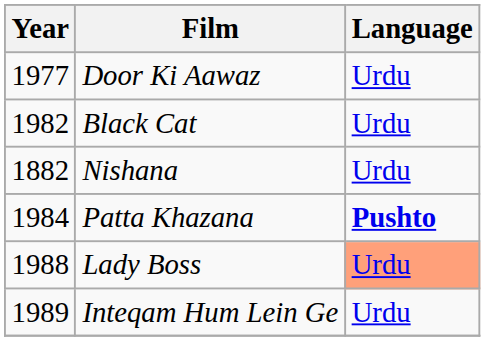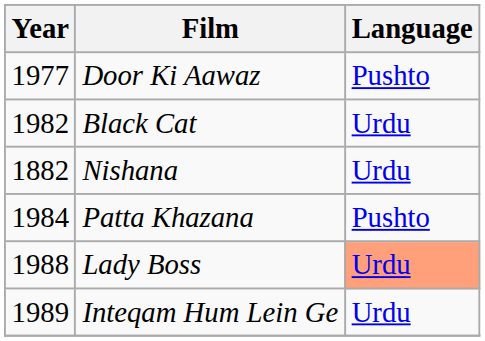(381, 75) Urdu -> (391, 75) Pushto
(394, 217) bold -> (391, 217) normal
